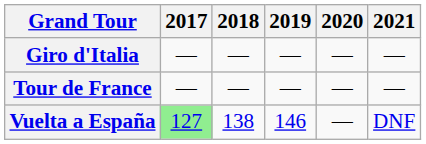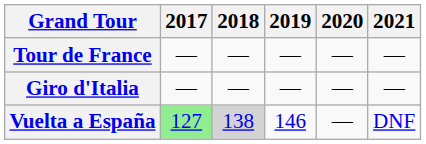rows swapped: (82, 54) <-> (82, 88)
(238, 121) no background -> (238, 121) lightgrey background
